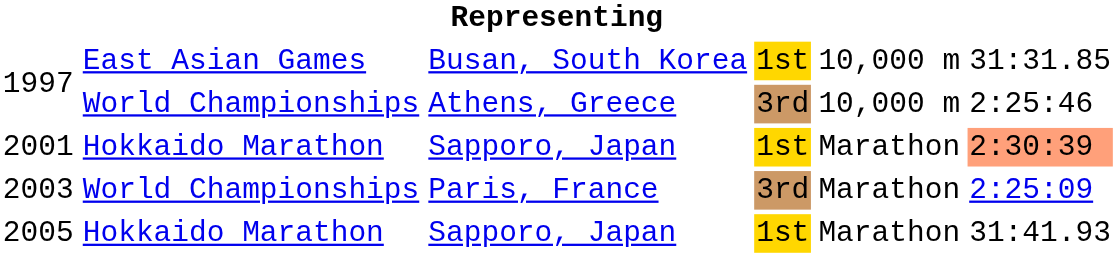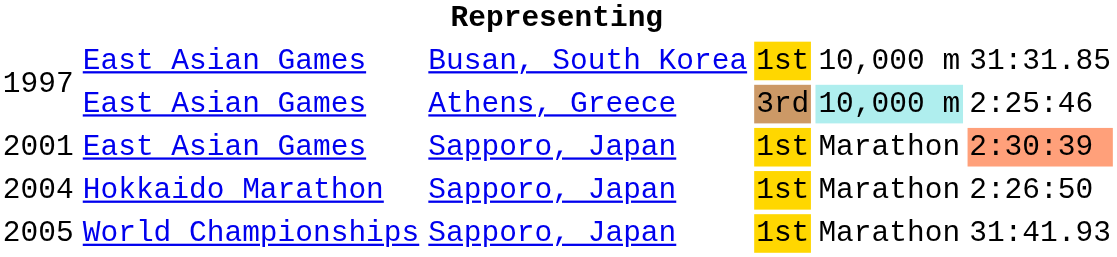(251, 104) World Championships -> (224, 104) East Asian Games
(889, 104) no background -> (889, 104) paleturquoise background
(233, 147) Hokkaido Marathon -> (224, 147) East Asian Games
- row: (38, 190)
+ row: (38, 190)
(233, 233) Hokkaido Marathon -> (251, 233) World Championships
